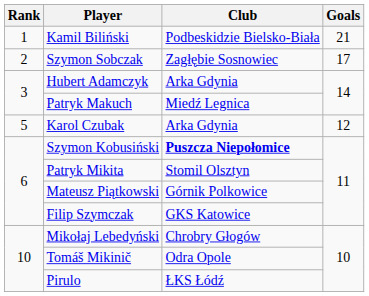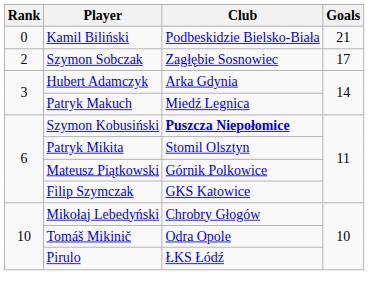(24, 37) 1 -> (24, 37) 0
- row: (85, 125)
